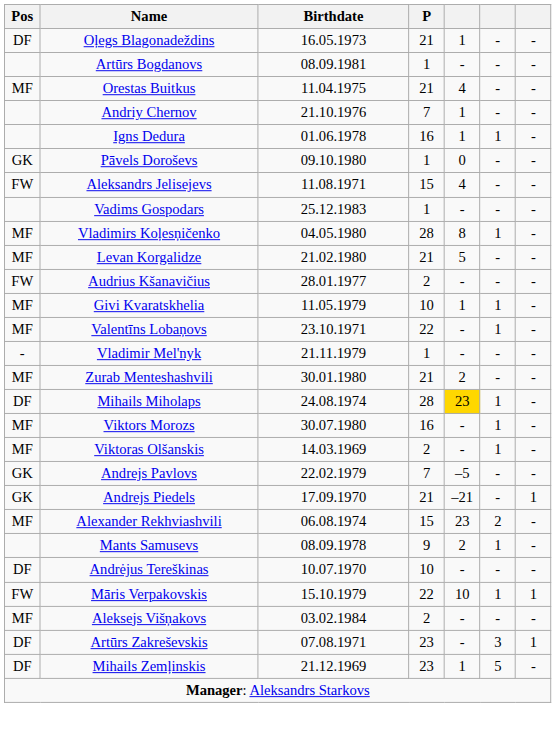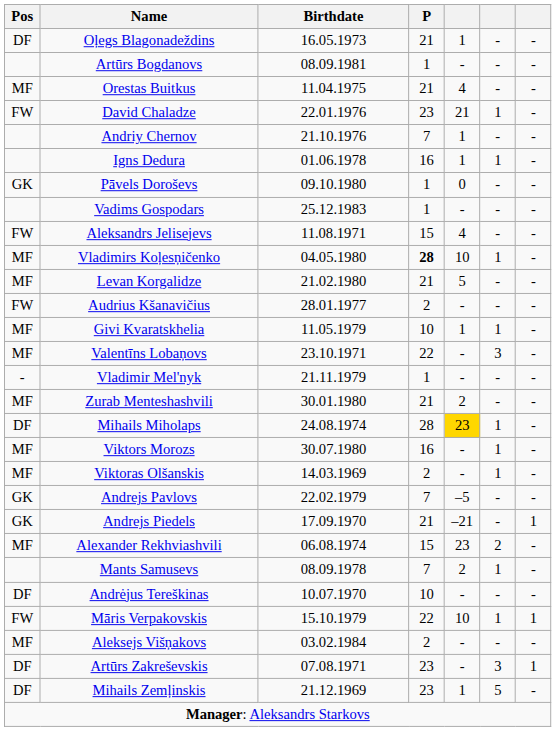+ row: (149, 112)
rows swapped: (149, 209) <-> (149, 185)
(427, 233) normal -> (427, 257) bold
(462, 233) 8 -> (462, 257) 10
(498, 329) 1 -> (498, 353) 3
(427, 546) 9 -> (427, 570) 7
